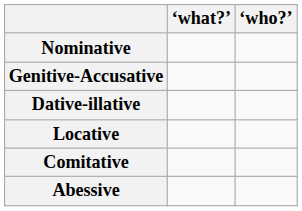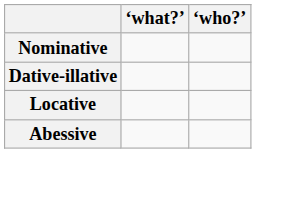- row: (86, 76)
- row: (86, 162)
